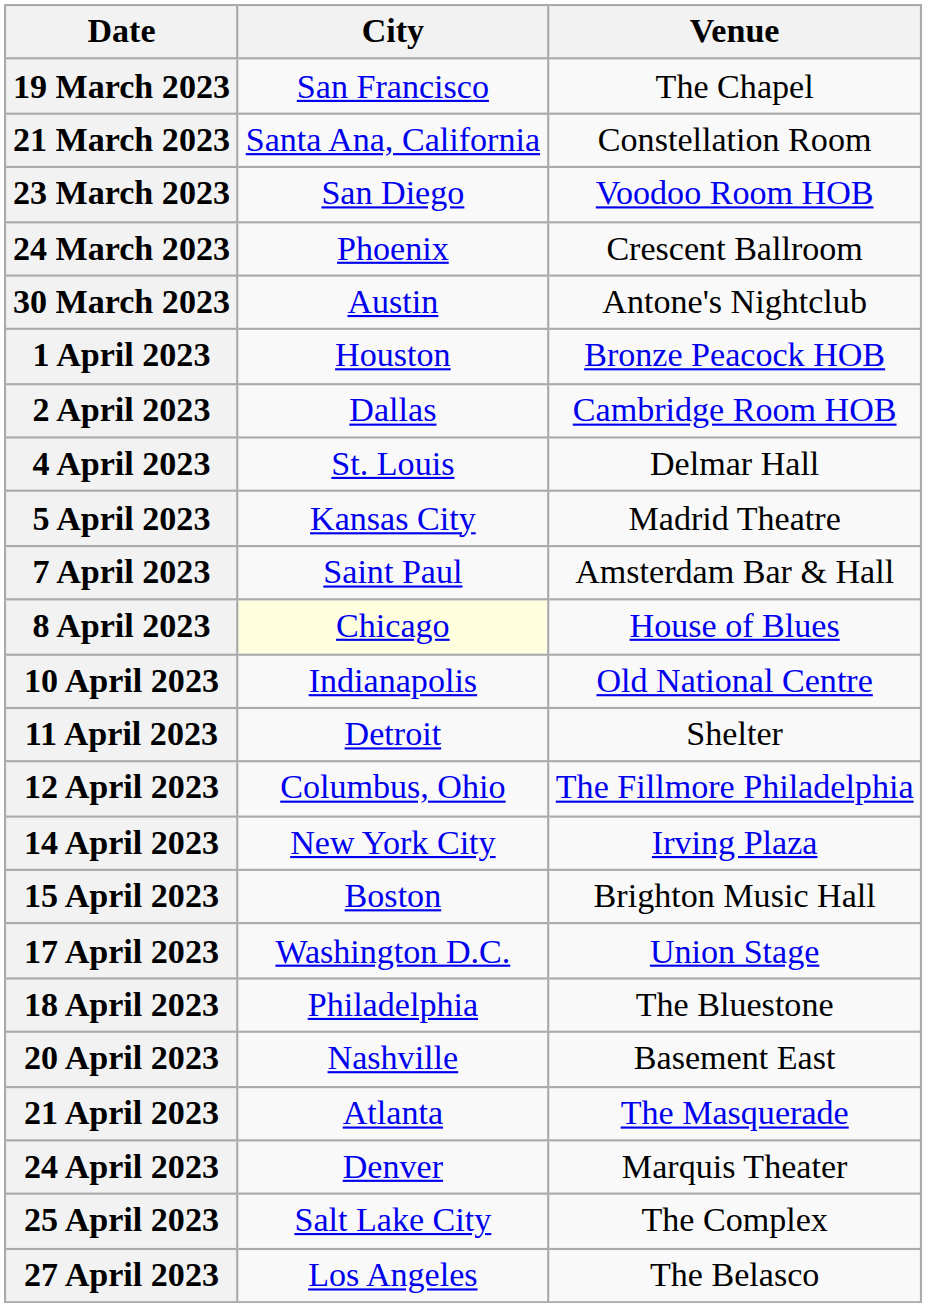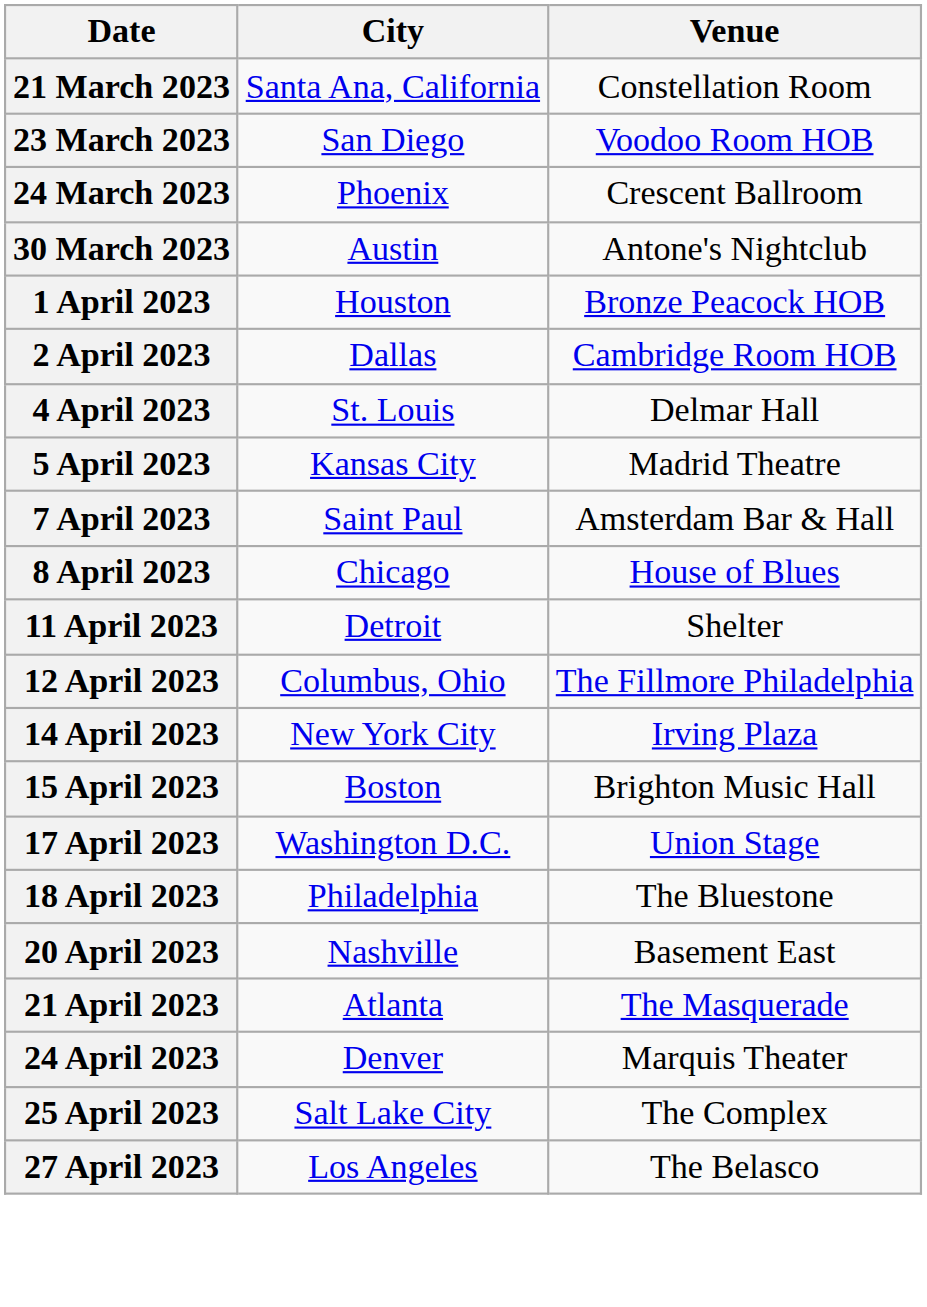- row: (121, 85)
(393, 626) lightyellow background -> (393, 572) no background
- row: (121, 680)
